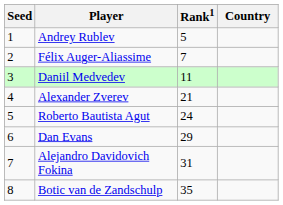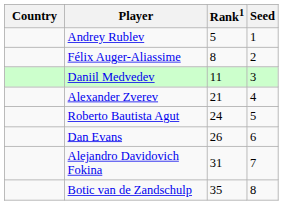columns swapped: (248, 16) <-> (20, 16)
(183, 57) 7 -> (213, 57) 8
(186, 136) 29 -> (216, 136) 26
